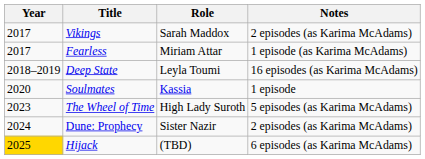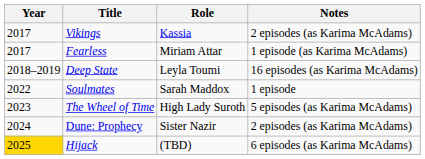(194, 32) Sarah Maddox -> (176, 32) Kassia
(19, 88) 2020 -> (19, 88) 2022
(176, 88) Kassia -> (194, 88) Sarah Maddox
